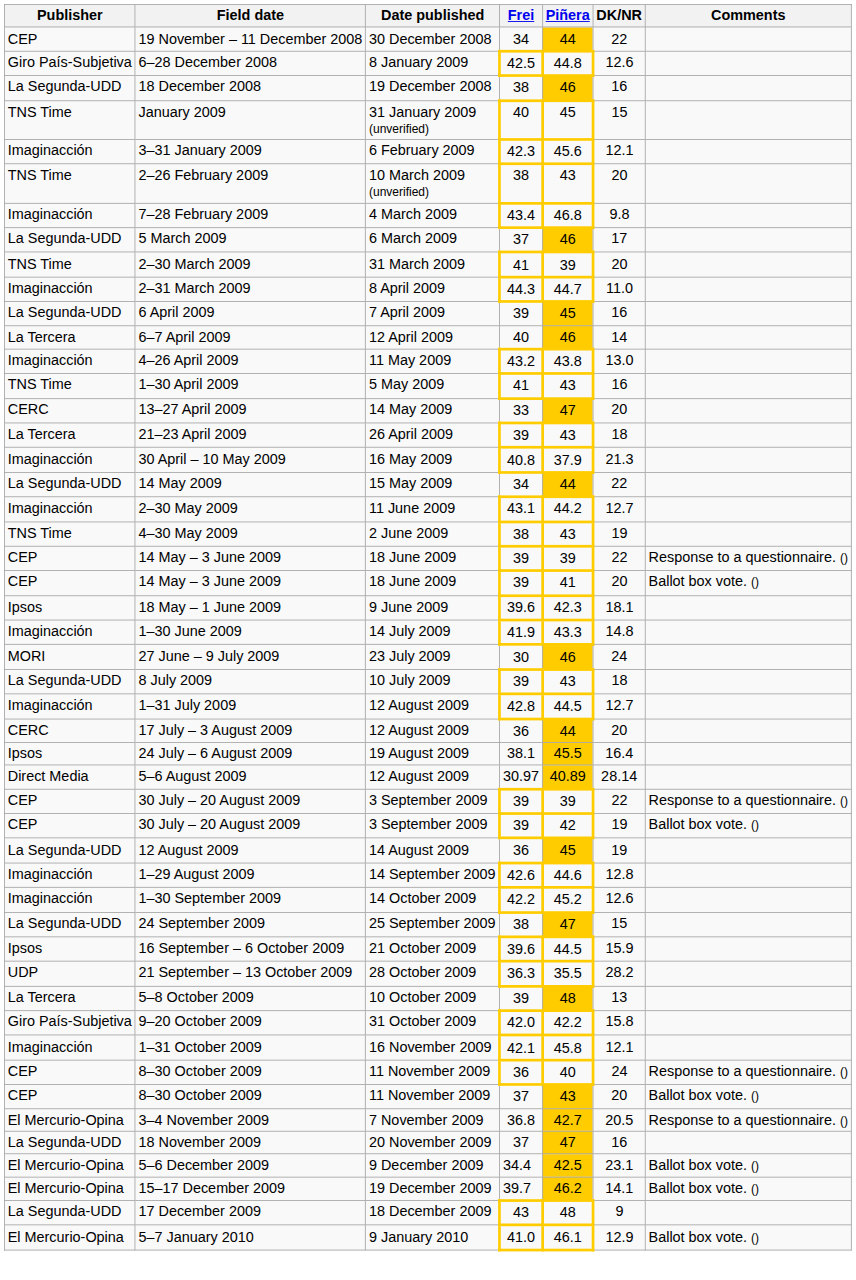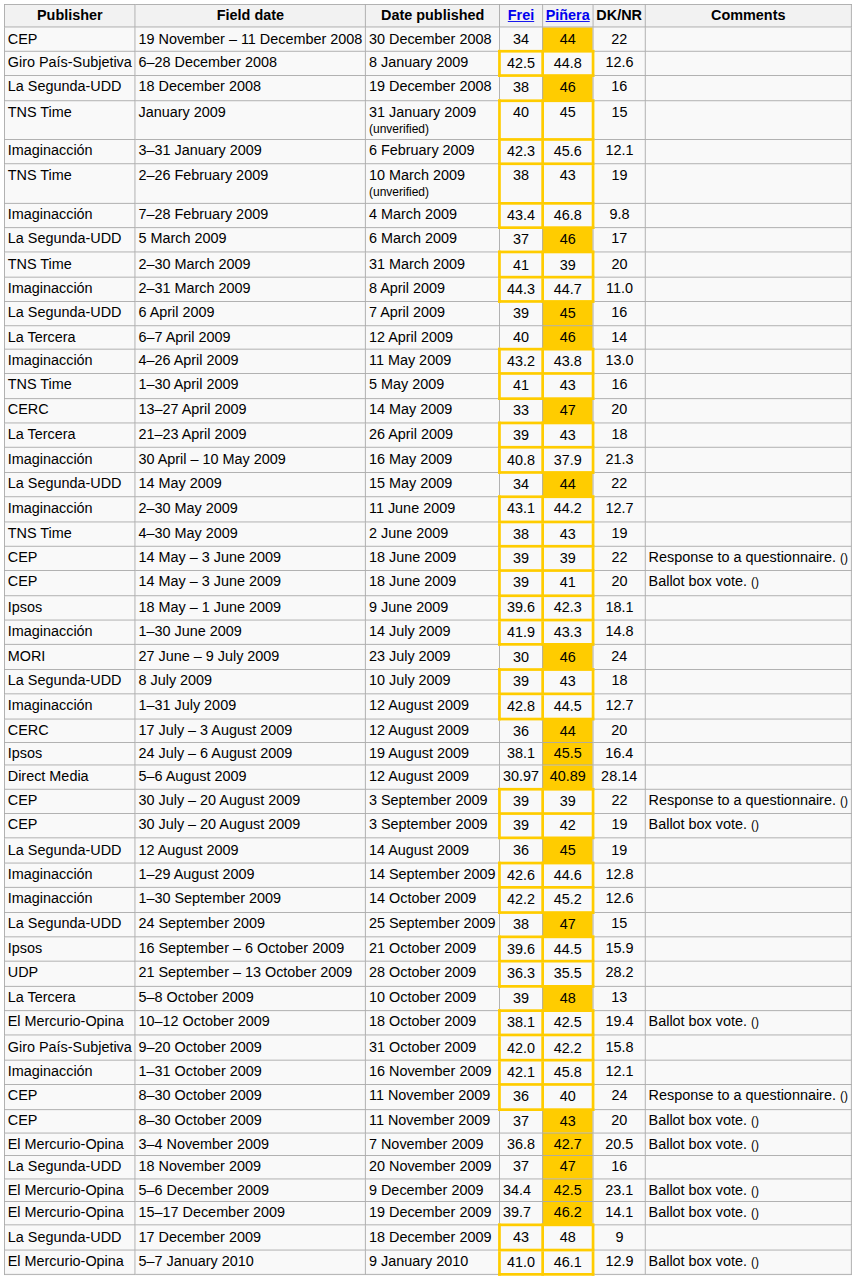(620, 175) 20 -> (620, 175) 19
+ row: (204, 1022)
(748, 1119) Response to a questionnaire. () -> (704, 1144) Ballot box vote. ()
